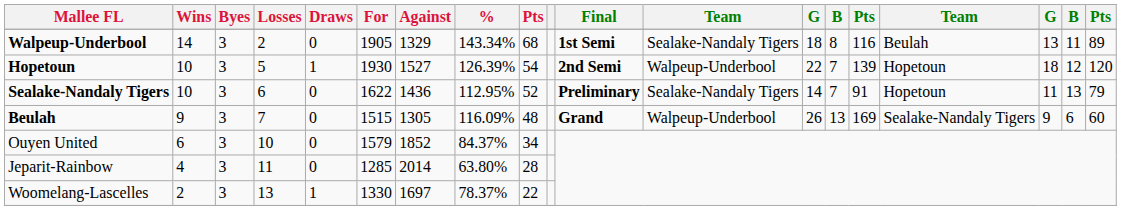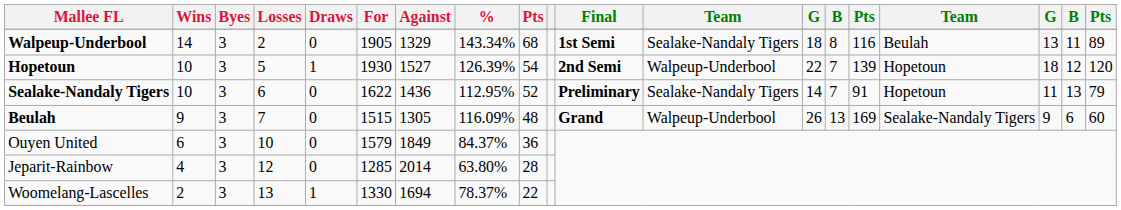(415, 142) 1852 -> (415, 142) 1849
(530, 142) 34 -> (530, 142) 36
(265, 167) 11 -> (265, 167) 12
(415, 192) 1697 -> (415, 192) 1694
